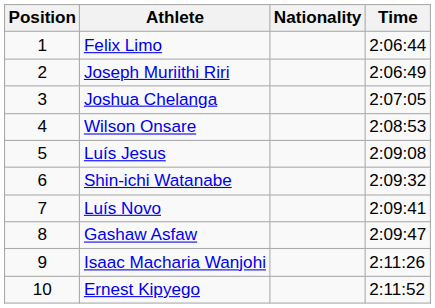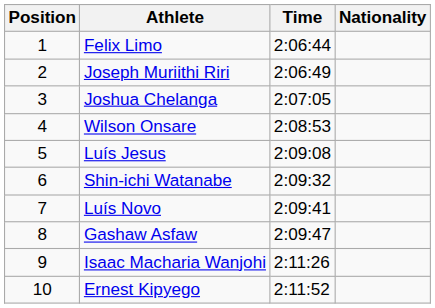columns swapped: (318, 18) <-> (398, 18)
